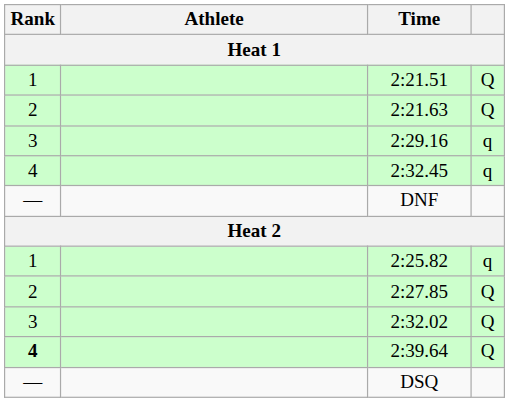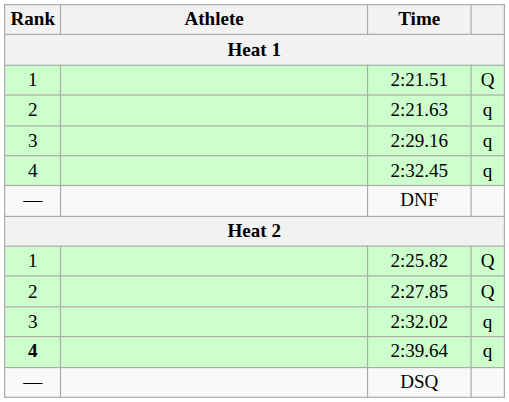(488, 110) Q -> (488, 110) q
(488, 261) q -> (488, 261) Q
(488, 321) Q -> (488, 321) q
(488, 351) Q -> (488, 351) q
